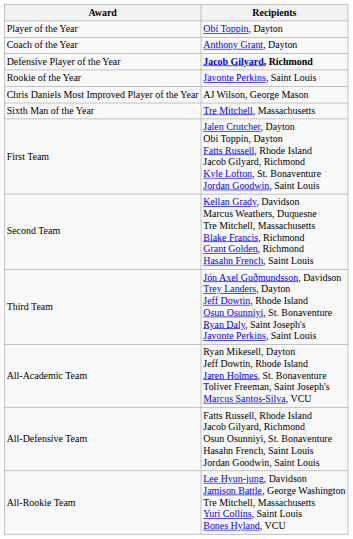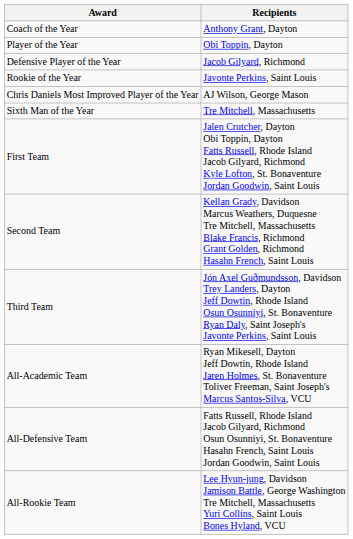rows swapped: (42, 45) <-> (42, 29)
(258, 62) bold -> (254, 62) normal
